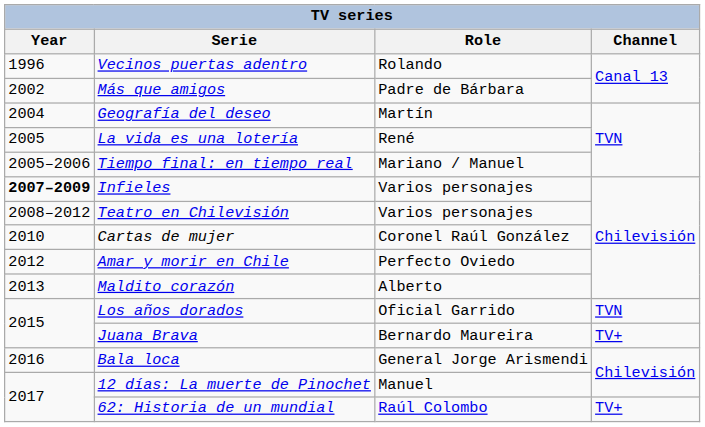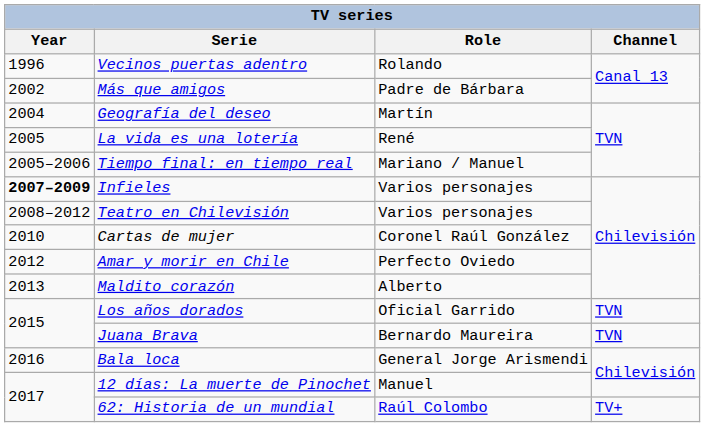(609, 336) TV+ -> (609, 336) TVN
